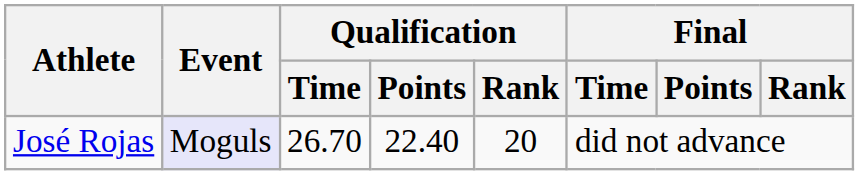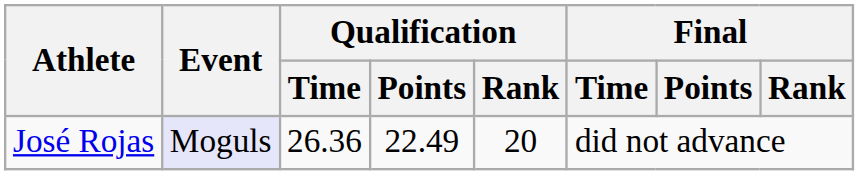(324, 142) 26.70 -> (324, 142) 26.36
(422, 142) 22.40 -> (422, 142) 22.49
